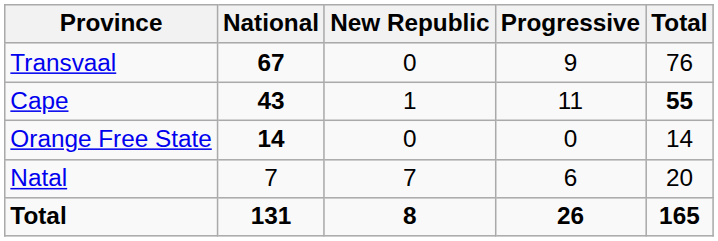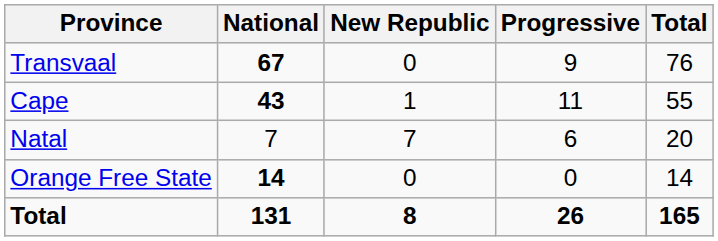(679, 100) bold -> (679, 100) normal
rows swapped: (39, 178) <-> (111, 139)
